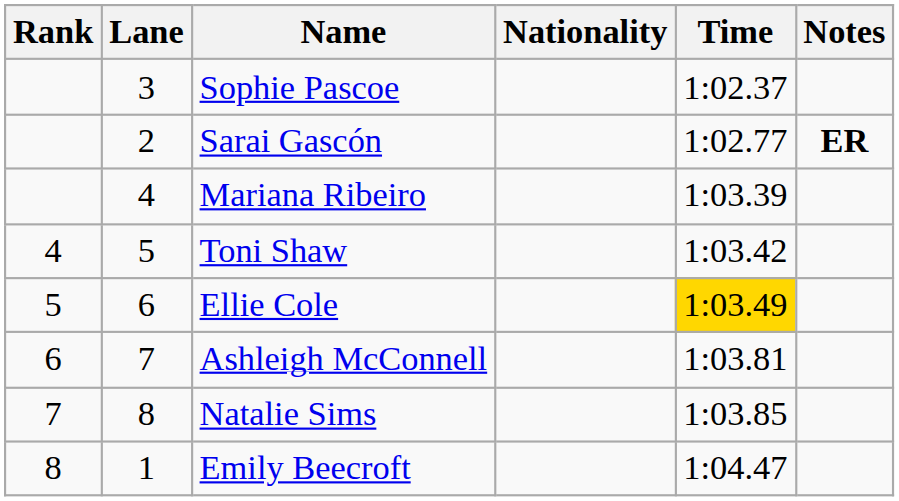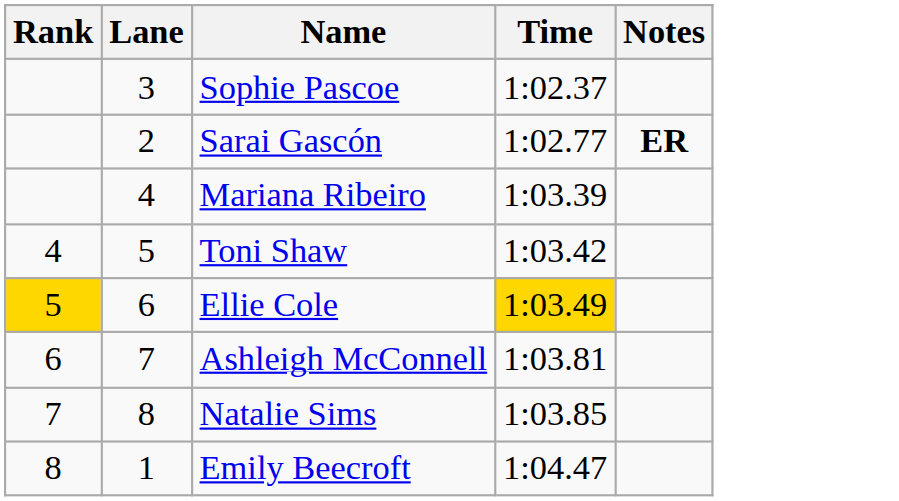- column: (585, 31)
(53, 304) no background -> (53, 304) gold background
